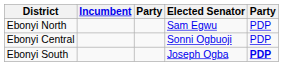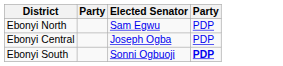- column: (105, 11)
(199, 40) Sonni Ogbuoji -> (141, 40) Joseph Ogba
(198, 54) Joseph Ogba -> (142, 54) Sonni Ogbuoji
